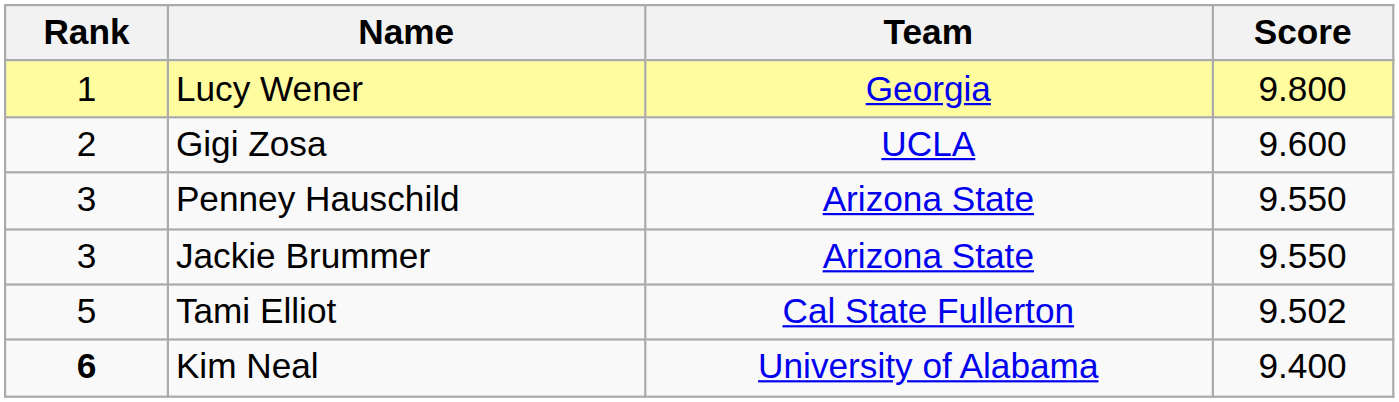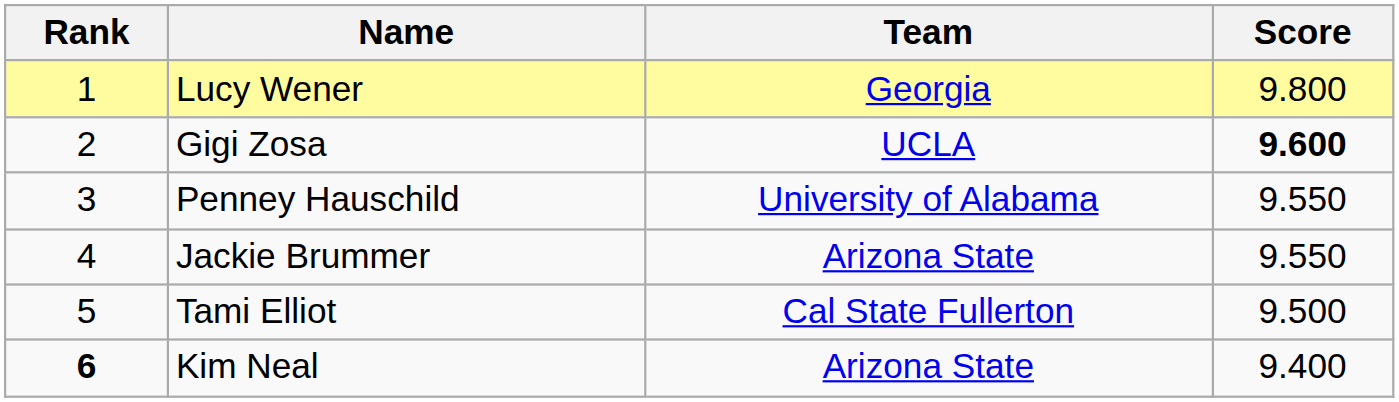(1303, 144) normal -> (1303, 144) bold
(928, 199) Arizona State -> (928, 199) University of Alabama
(86, 255) 3 -> (86, 255) 4
(1303, 311) 9.502 -> (1303, 311) 9.500
(928, 367) University of Alabama -> (928, 367) Arizona State
